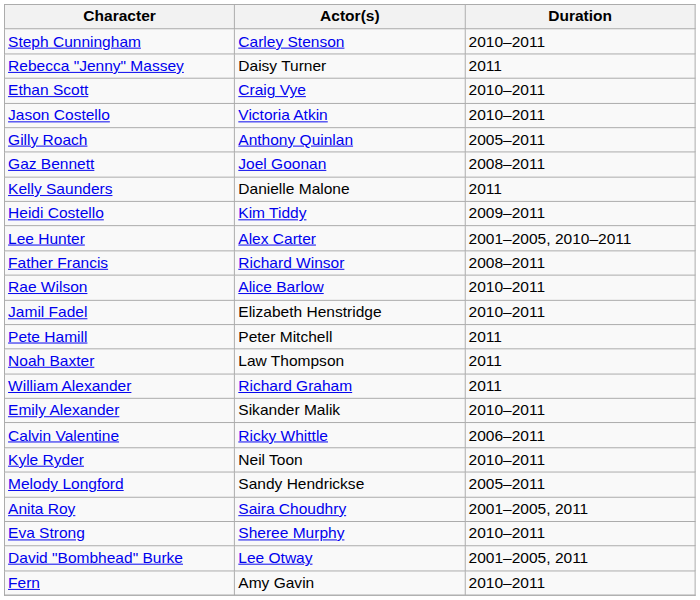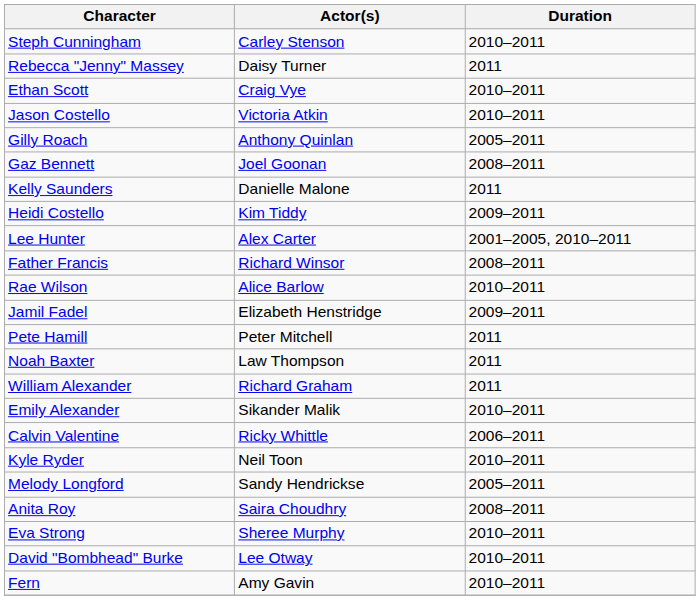(507, 312) 2010–2011 -> (507, 312) 2009–2011
(528, 509) 2001–2005, 2011 -> (507, 509) 2008–2011
(528, 558) 2001–2005, 2011 -> (507, 558) 2010–2011
